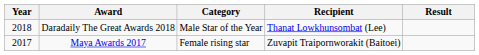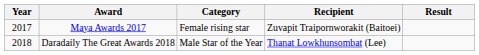rows swapped: (108, 43) <-> (108, 27)
